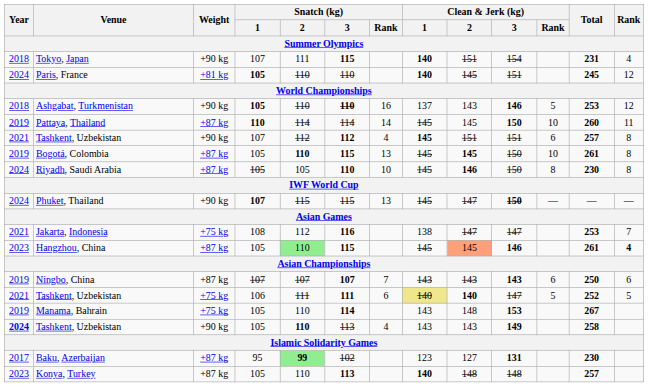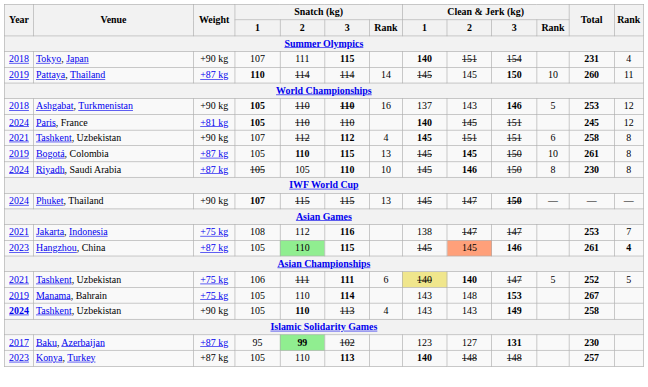rows swapped: (62, 75) <-> (71, 122)
(592, 138) 257 -> (592, 138) 258
- row: (65, 279)
